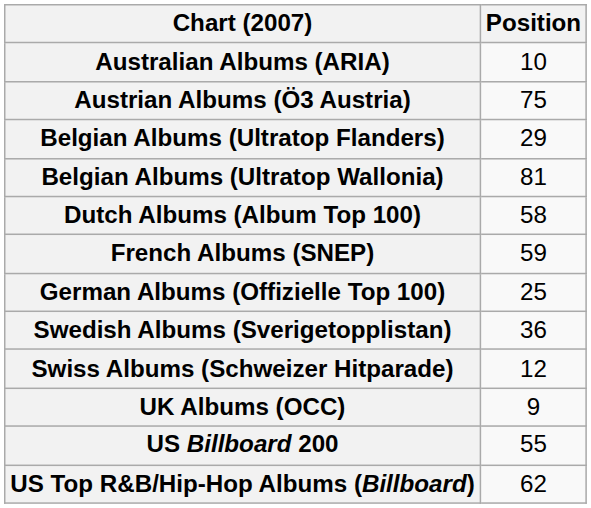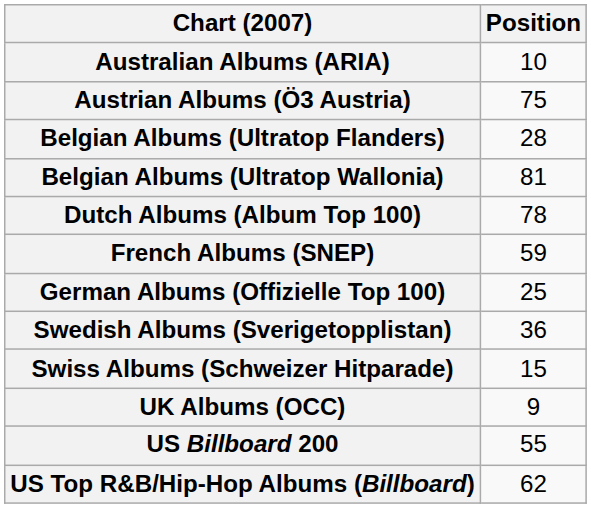(533, 138) 29 -> (533, 138) 28
(533, 215) 58 -> (533, 215) 78
(533, 368) 12 -> (533, 368) 15
